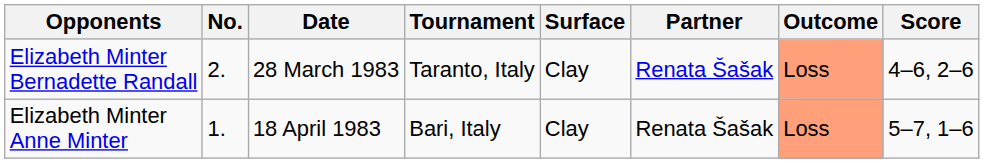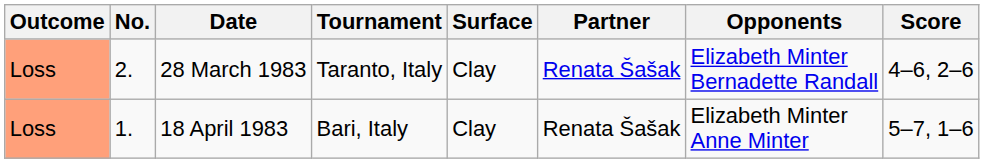columns swapped: (831, 21) <-> (104, 21)
